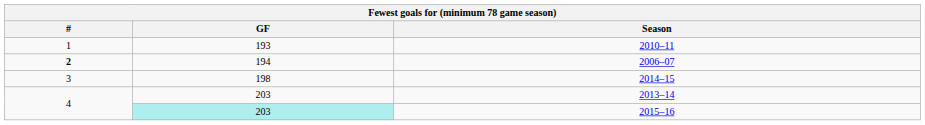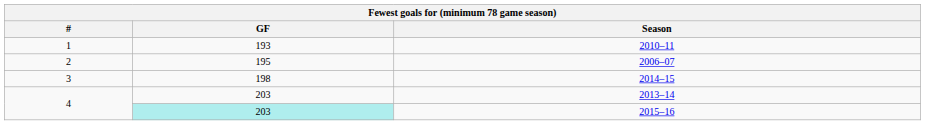(68, 62) bold -> (68, 62) normal
(263, 62) 194 -> (263, 62) 195
